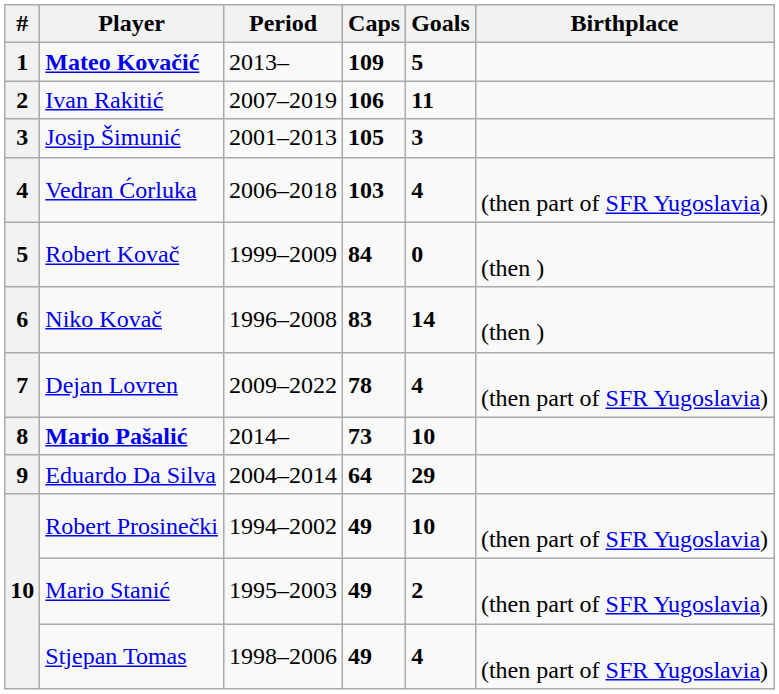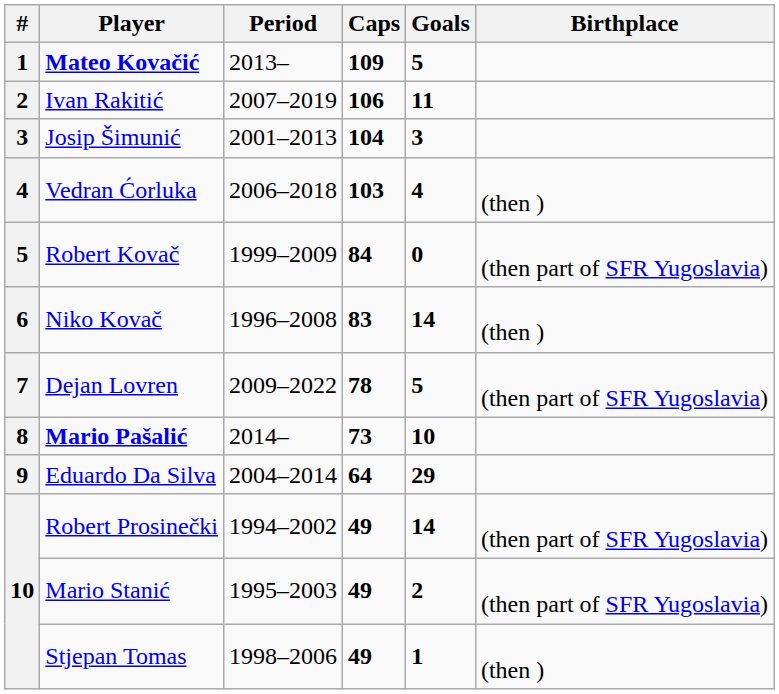(366, 137) 105 -> (366, 137) 104
(624, 202) (then part of SFR Yugoslavia) -> (513, 202) (then )
(513, 267) (then ) -> (624, 267) (then part of SFR Yugoslavia)
(417, 384) 4 -> (417, 384) 5
(423, 525) 10 -> (423, 525) 14
(417, 655) 4 -> (417, 655) 1
(624, 669) (then part of SFR Yugoslavia) -> (513, 669) (then )
